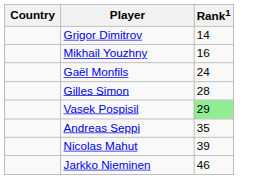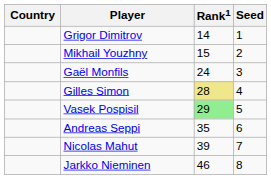+ column: (250, 15)
(203, 53) 16 -> (203, 53) 15
(203, 91) no background -> (203, 91) khaki background
